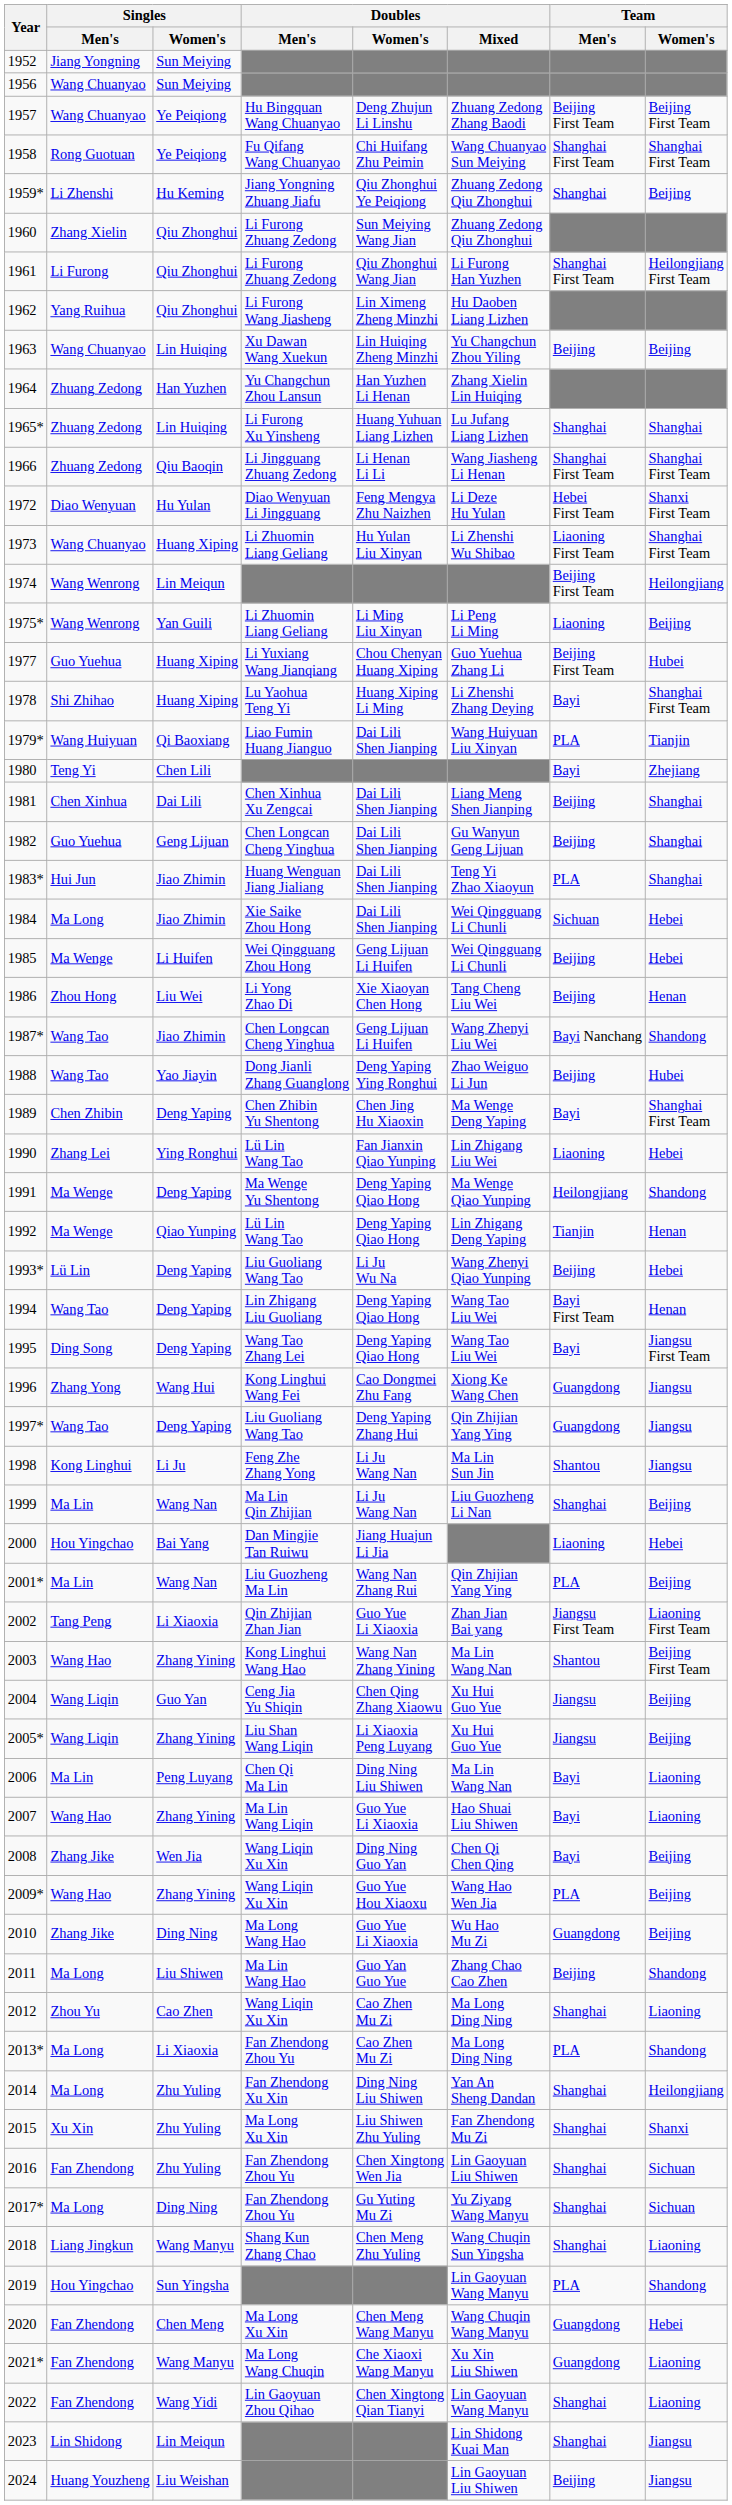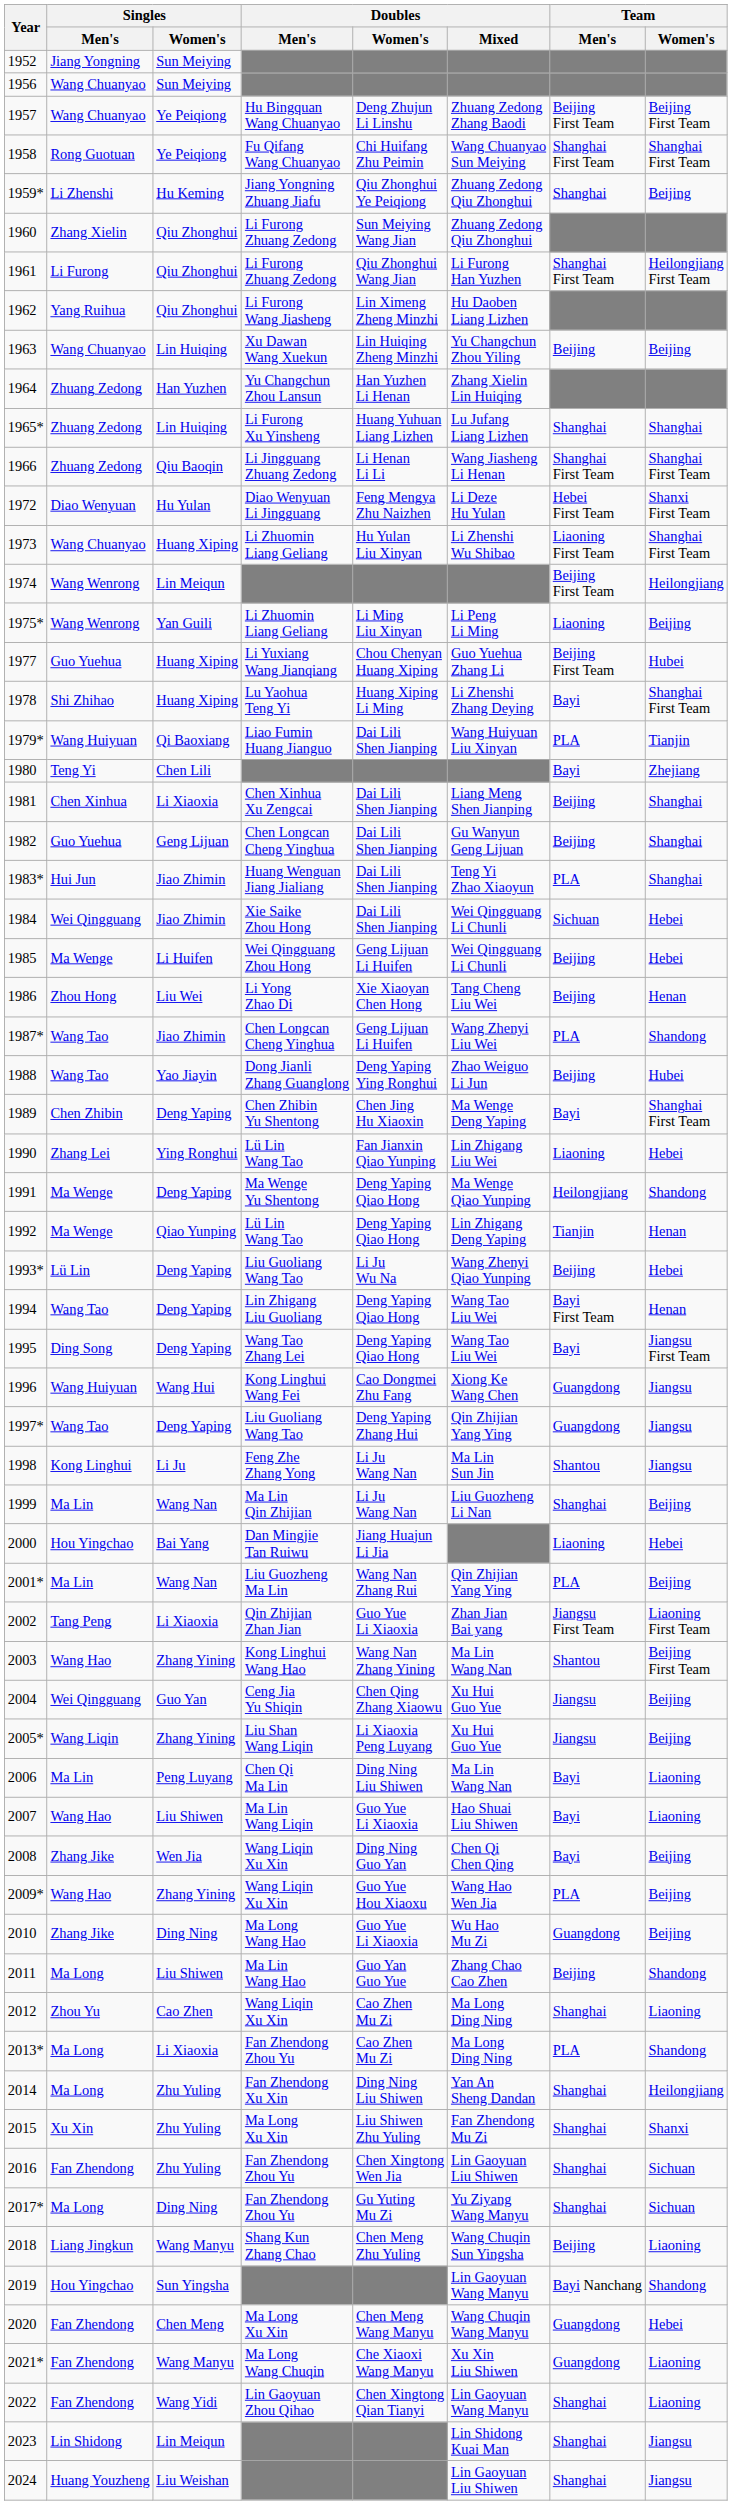(179, 801) Dai Lili -> (187, 801) Li Xiaoxia
(77, 918) Ma Long -> (96, 918) Wei Qingguang
(597, 1036) Bayi Nanchang -> (566, 1036) PLA
(86, 1387) Zhang Yong -> (94, 1387) Wang Huiyuan
(84, 1699) Wang Liqin -> (96, 1699) Wei Qingguang
(196, 1816) Zhang Yining -> (190, 1816) Liu Shiwen
(580, 2246) Shanghai -> (574, 2246) Beijing
(566, 2285) PLA -> (597, 2285) Bayi Nanchang
(574, 2480) Beijing -> (580, 2480) Shanghai
